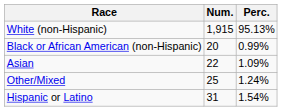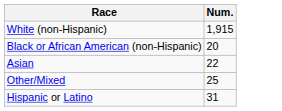- column: (257, 13)
